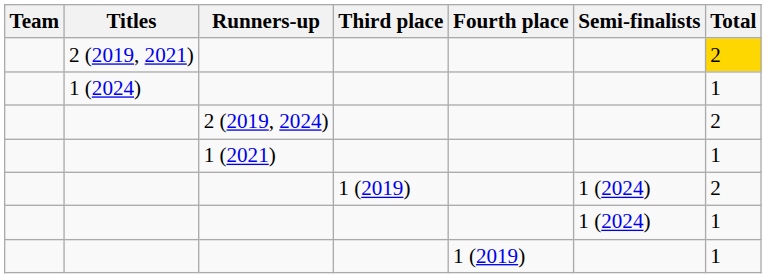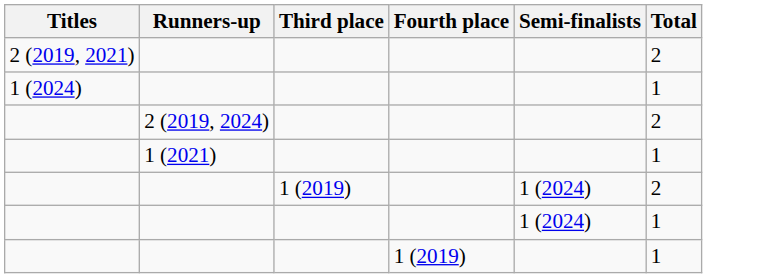- column: (34, 21)
(715, 54) gold background -> (656, 54) no background
